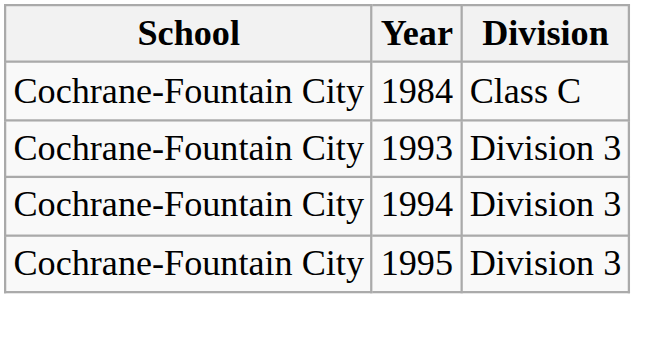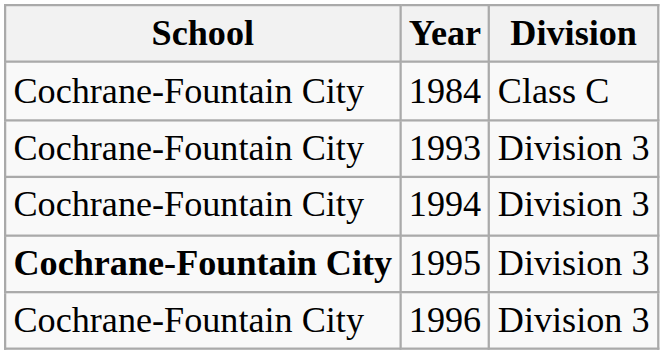(189, 262) normal -> (203, 262) bold
+ row: (445, 319)
